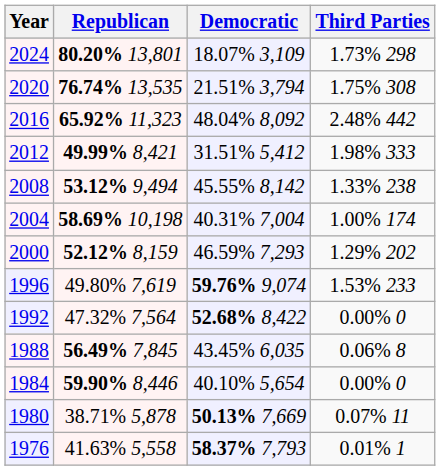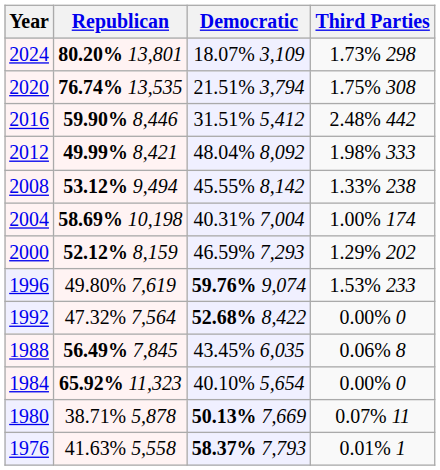(120, 120) 65.92% 11,323 -> (120, 120) 59.90% 8,446
(249, 120) 48.04% 8,092 -> (249, 120) 31.51% 5,412
(249, 153) 31.51% 5,412 -> (249, 153) 48.04% 8,092
(120, 382) 59.90% 8,446 -> (120, 382) 65.92% 11,323
